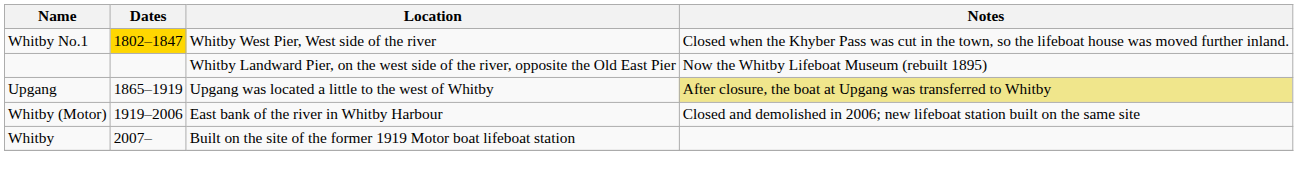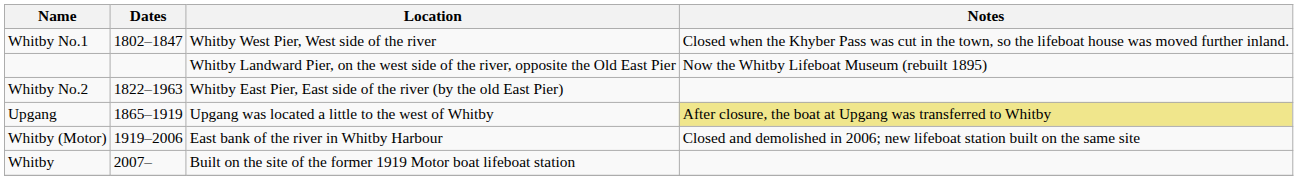(148, 41) gold background -> (148, 41) no background
+ row: (48, 89)
